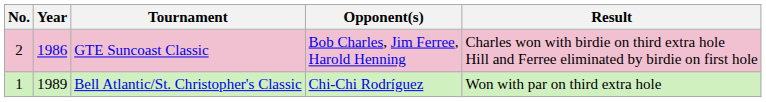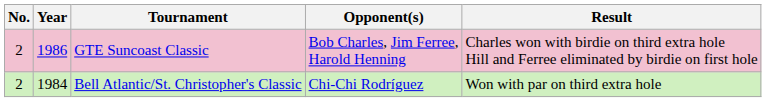(19, 84) 1 -> (19, 84) 2
(52, 84) 1989 -> (52, 84) 1984
